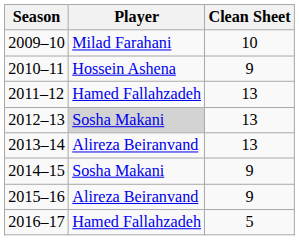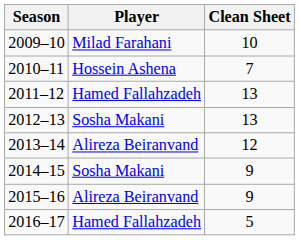(250, 68) 9 -> (250, 68) 7
(118, 119) lightgrey background -> (118, 119) no background
(250, 145) 13 -> (250, 145) 12
